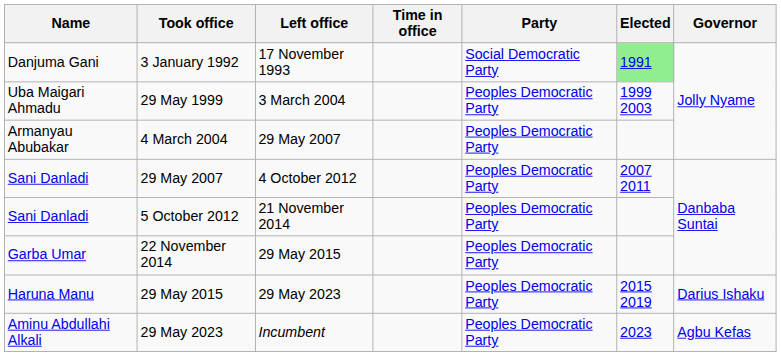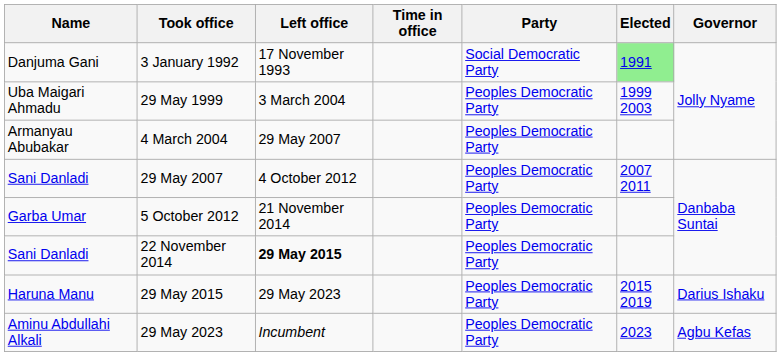(48, 216) Sani Danladi -> (47, 216) Garba Umar
(47, 255) Garba Umar -> (48, 255) Sani Danladi
(300, 255) normal -> (300, 255) bold
